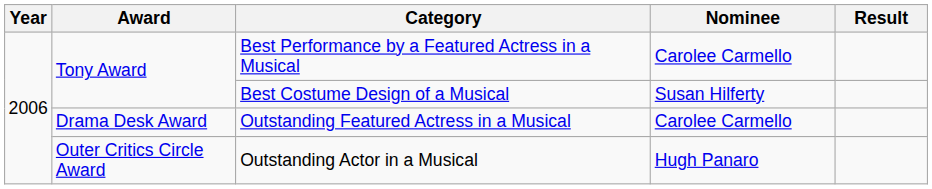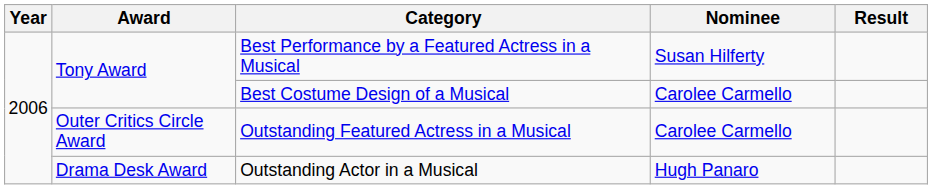(723, 56) Carolee Carmello -> (710, 56) Susan Hilferty
(710, 94) Susan Hilferty -> (723, 94) Carolee Carmello
(132, 121) Drama Desk Award -> (130, 131) Outer Critics Circle Award
(130, 159) Outer Critics Circle Award -> (132, 169) Drama Desk Award
